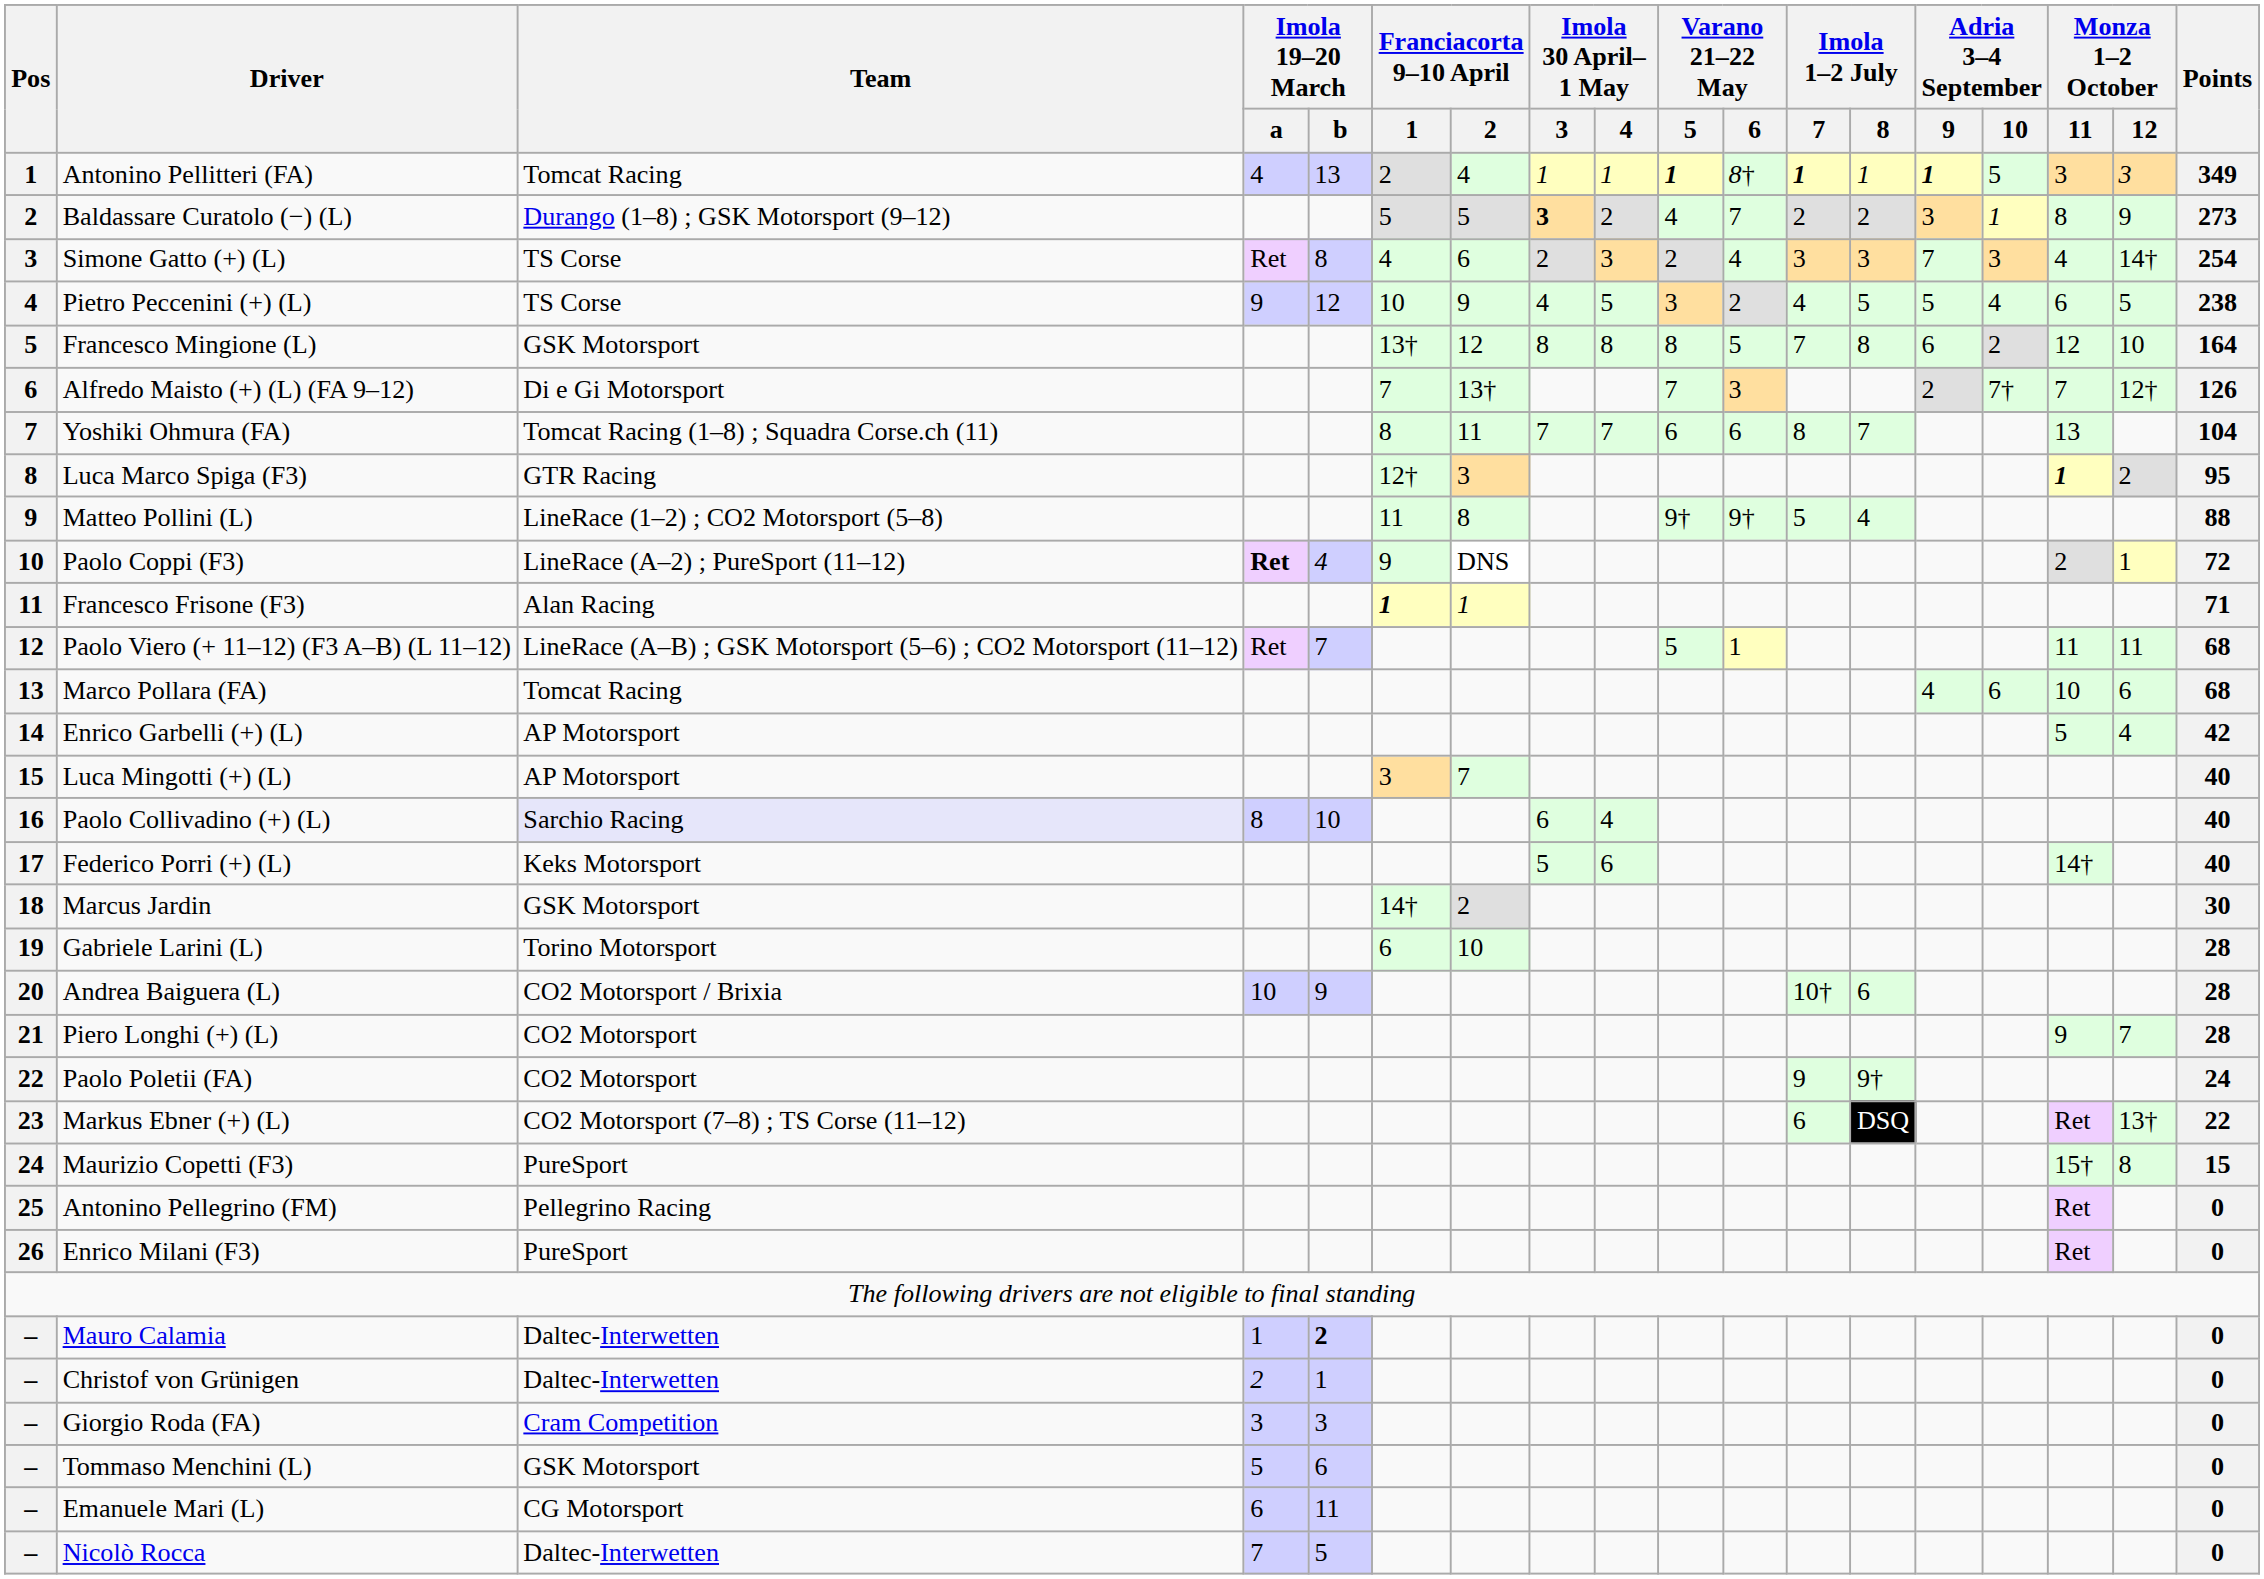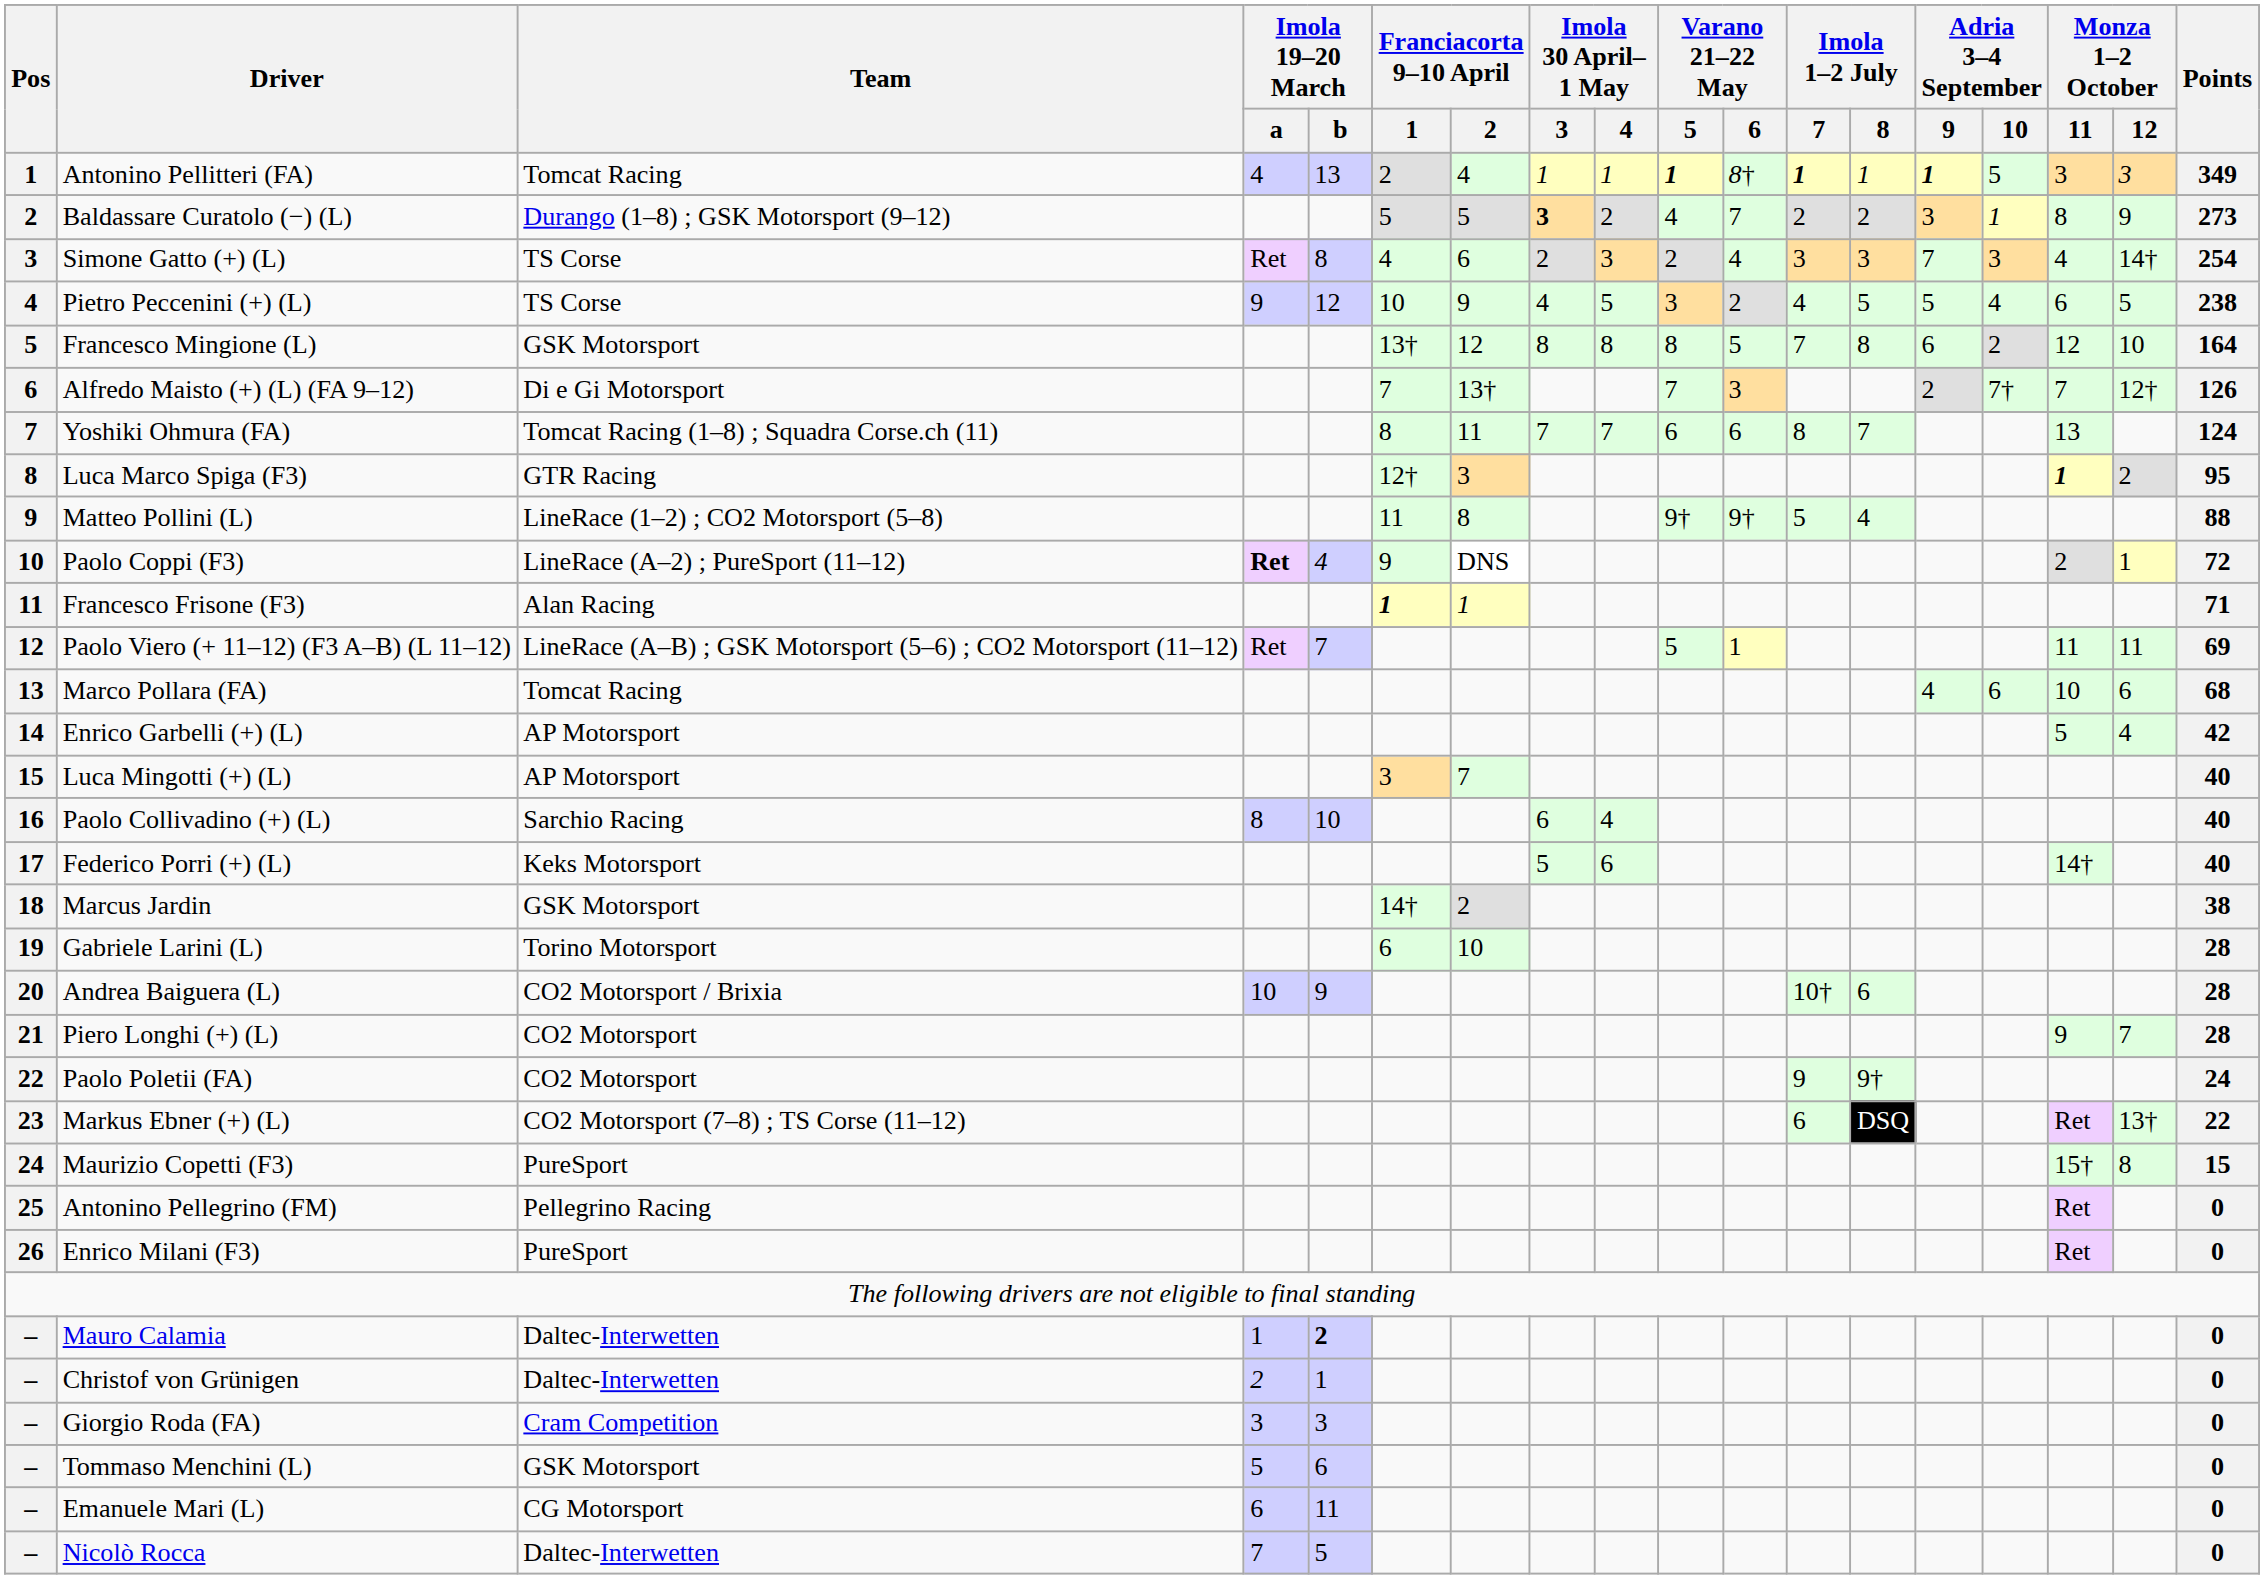(2217, 431) 104 -> (2217, 431) 124
(2217, 647) 68 -> (2217, 647) 69
(603, 819) lavender background -> (603, 819) no background
(2217, 905) 30 -> (2217, 905) 38
